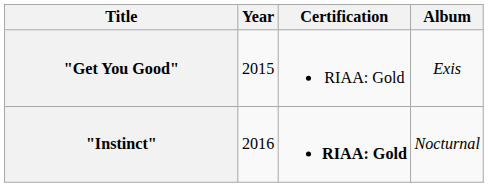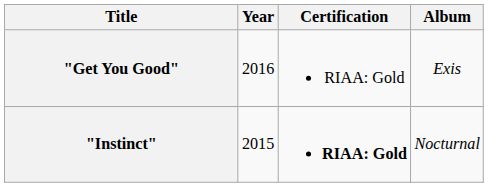(258, 68) 2015 -> (258, 68) 2016
(258, 144) 2016 -> (258, 144) 2015
